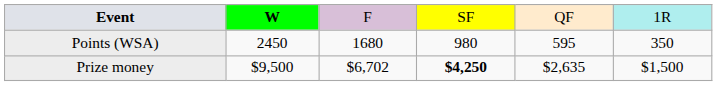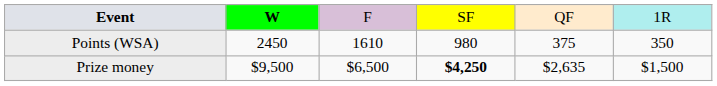(368, 43) 1680 -> (368, 43) 1610
(564, 43) 595 -> (564, 43) 375
(368, 68) $6,702 -> (368, 68) $6,500
